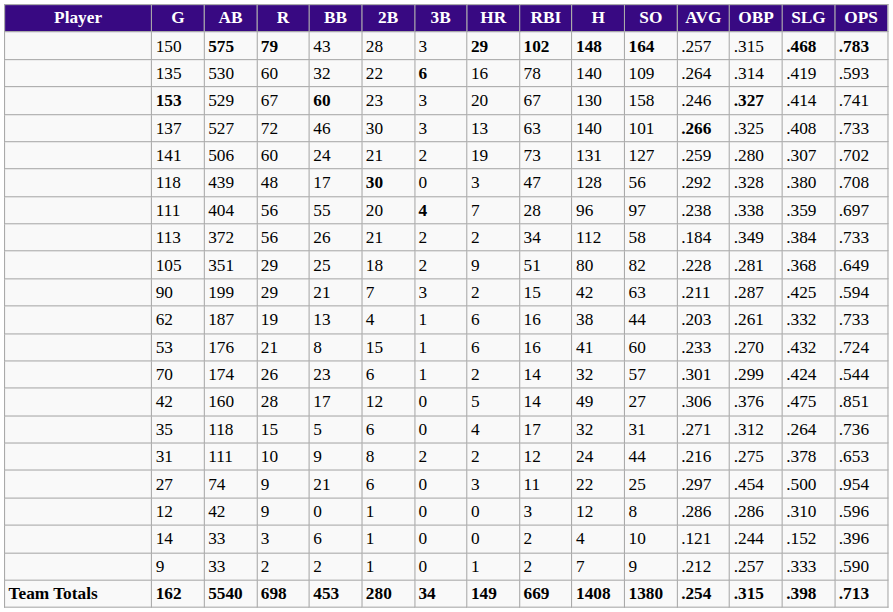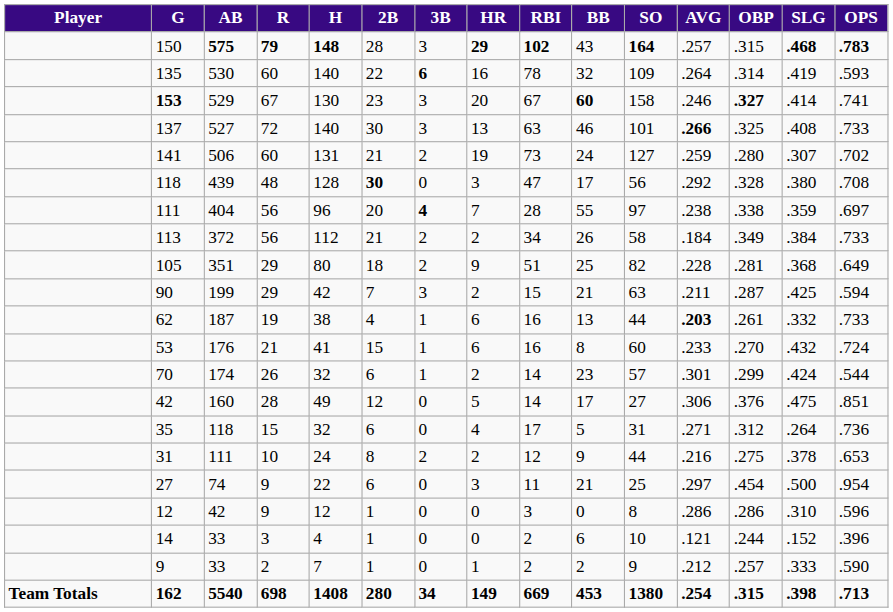columns swapped: (598, 18) <-> (336, 18)
(696, 319) normal -> (696, 319) bold
